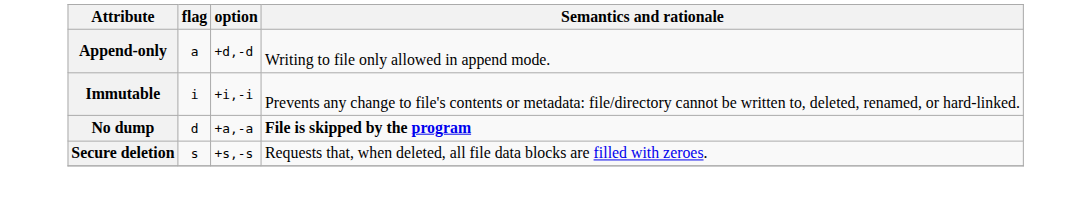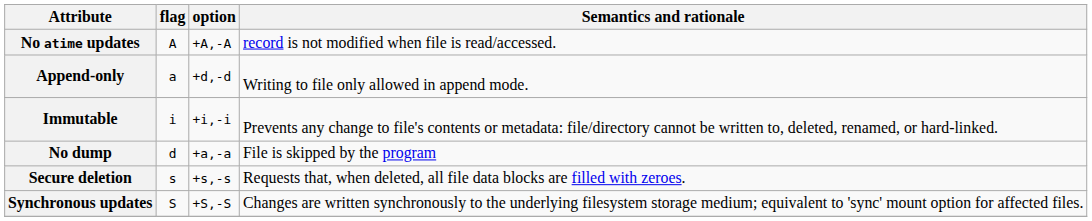+ row: (80, 42)
(368, 128) bold -> (340, 153) normal
+ row: (80, 203)
